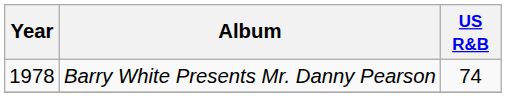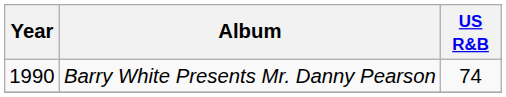(32, 75) 1978 -> (32, 75) 1990
